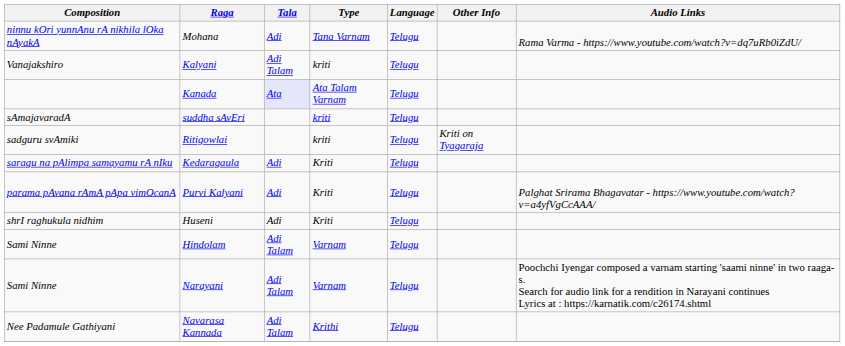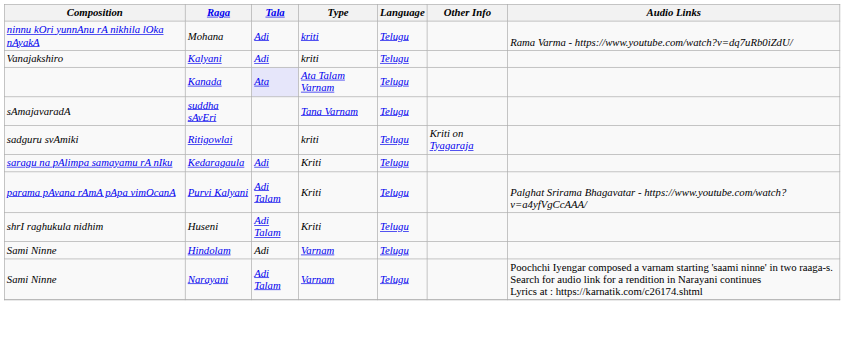(341, 36) Tana Varnam -> (310, 36) kriti
(280, 65) Adi Talam -> (262, 59) Adi
(322, 117) kriti -> (329, 111) Tana Varnam
(274, 192) Adi -> (267, 192) Adi Talam
(274, 221) Adi -> (267, 227) Adi Talam
(280, 244) Adi Talam -> (262, 250) Adi
- row: (203, 326)
